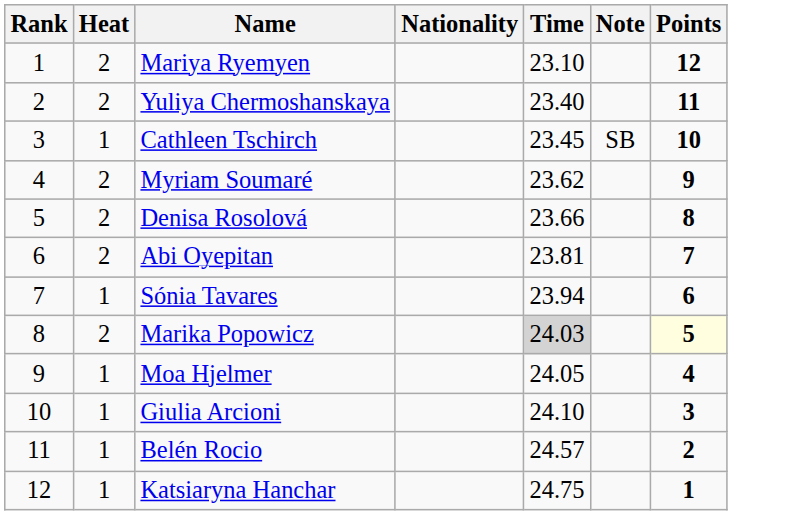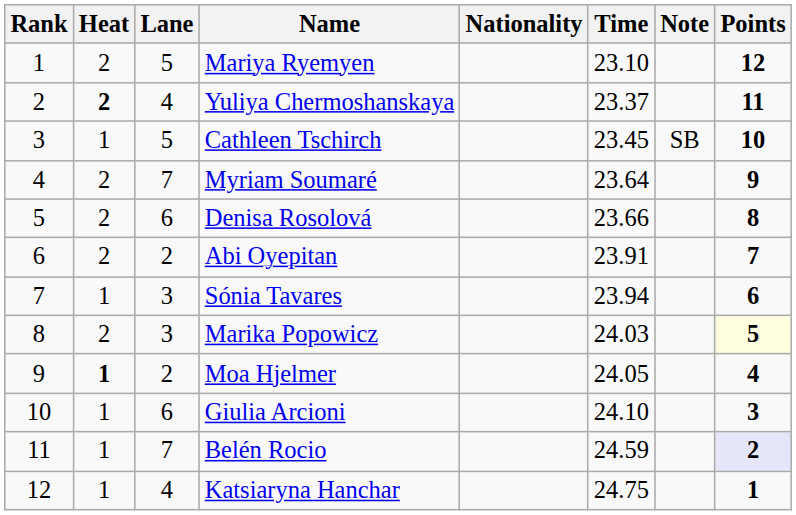+ column: (167, 23)
(104, 101) normal -> (104, 101) bold
(557, 101) 23.40 -> (621, 101) 23.37
(557, 179) 23.62 -> (621, 179) 23.64
(557, 256) 23.81 -> (621, 256) 23.91
(557, 334) lightgrey background -> (621, 334) no background
(104, 373) normal -> (104, 373) bold
(557, 450) 24.57 -> (621, 450) 24.59
(689, 450) no background -> (753, 450) lavender background
